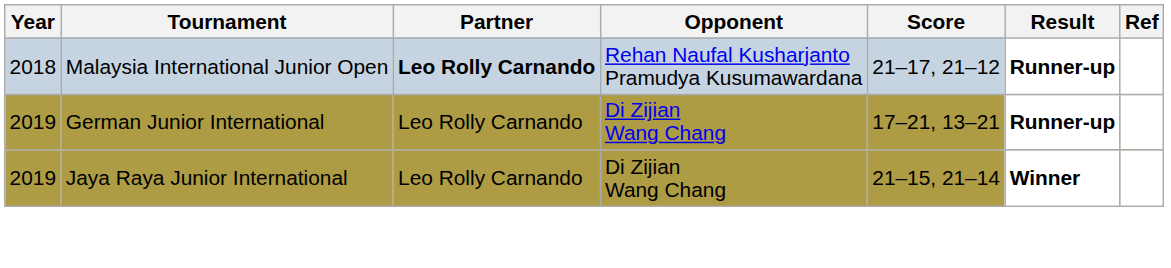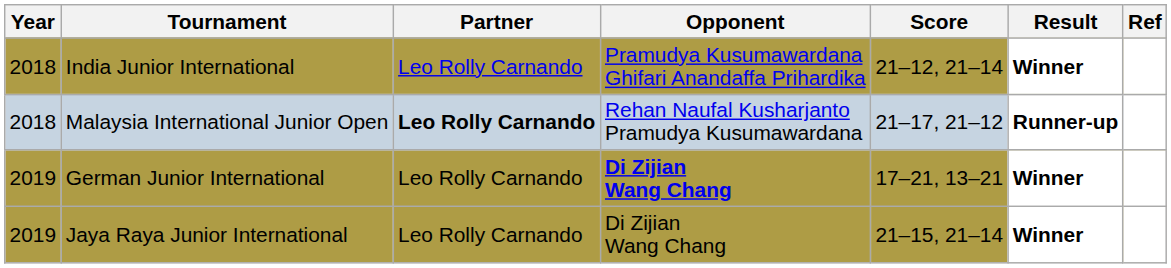+ row: (180, 66)
(665, 122) normal -> (668, 179) bold
(1062, 122) Runner-up -> (1048, 179) Winner
